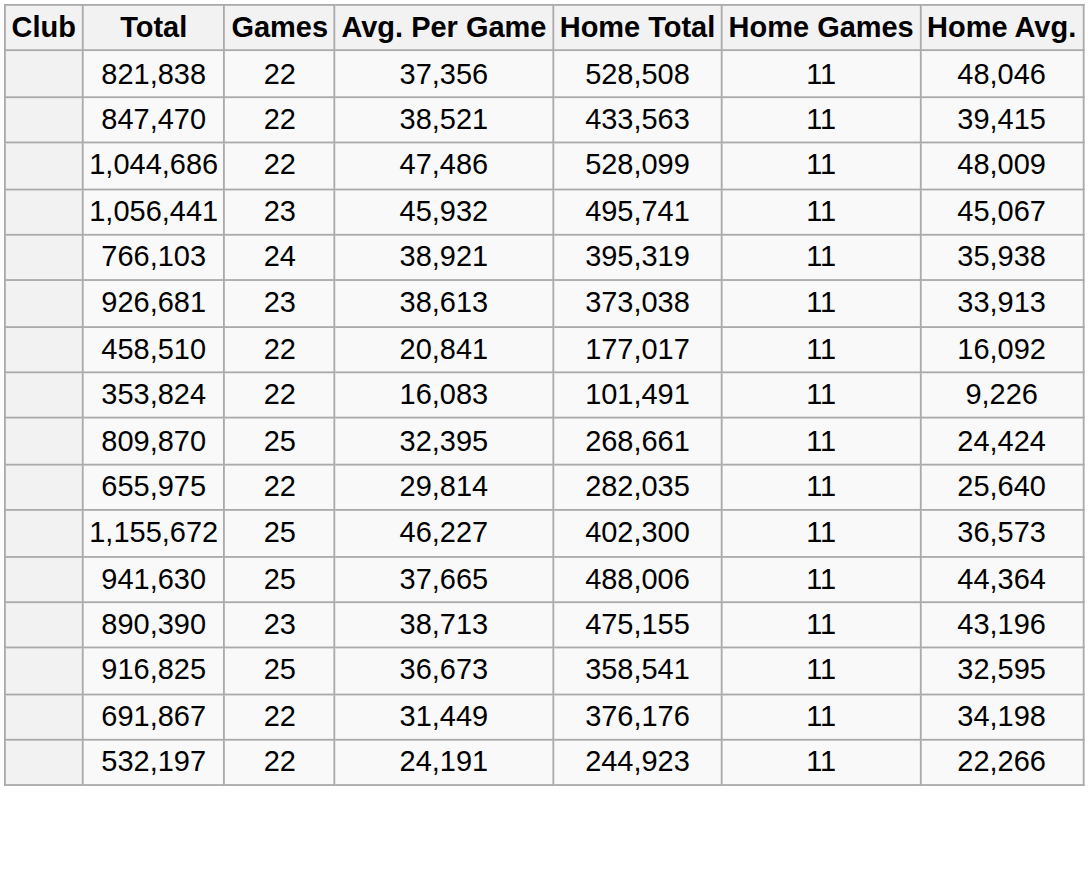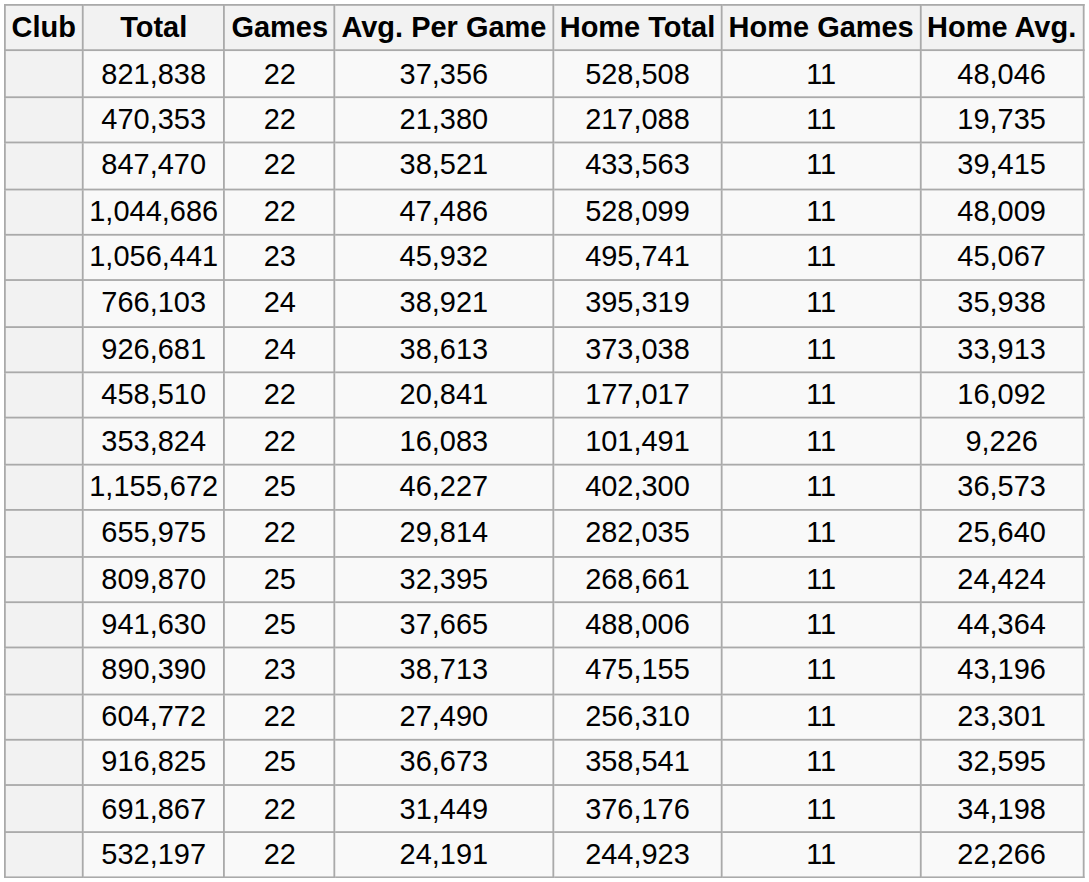+ row: (154, 119)
(280, 303) 23 -> (280, 348) 24
rows swapped: (154, 532) <-> (154, 440)
+ row: (154, 716)
